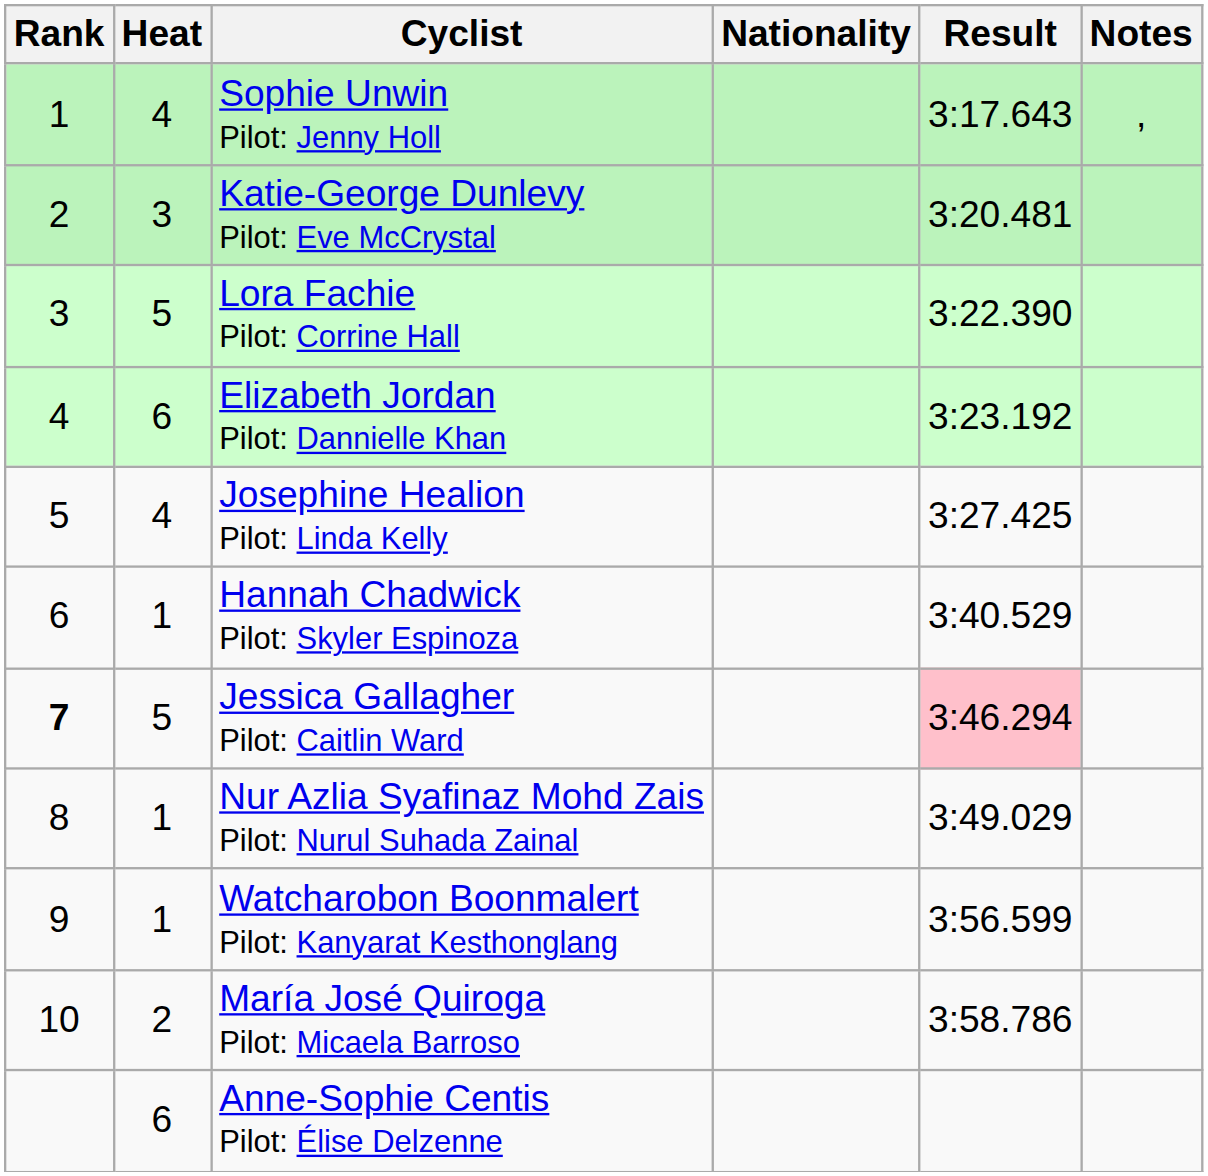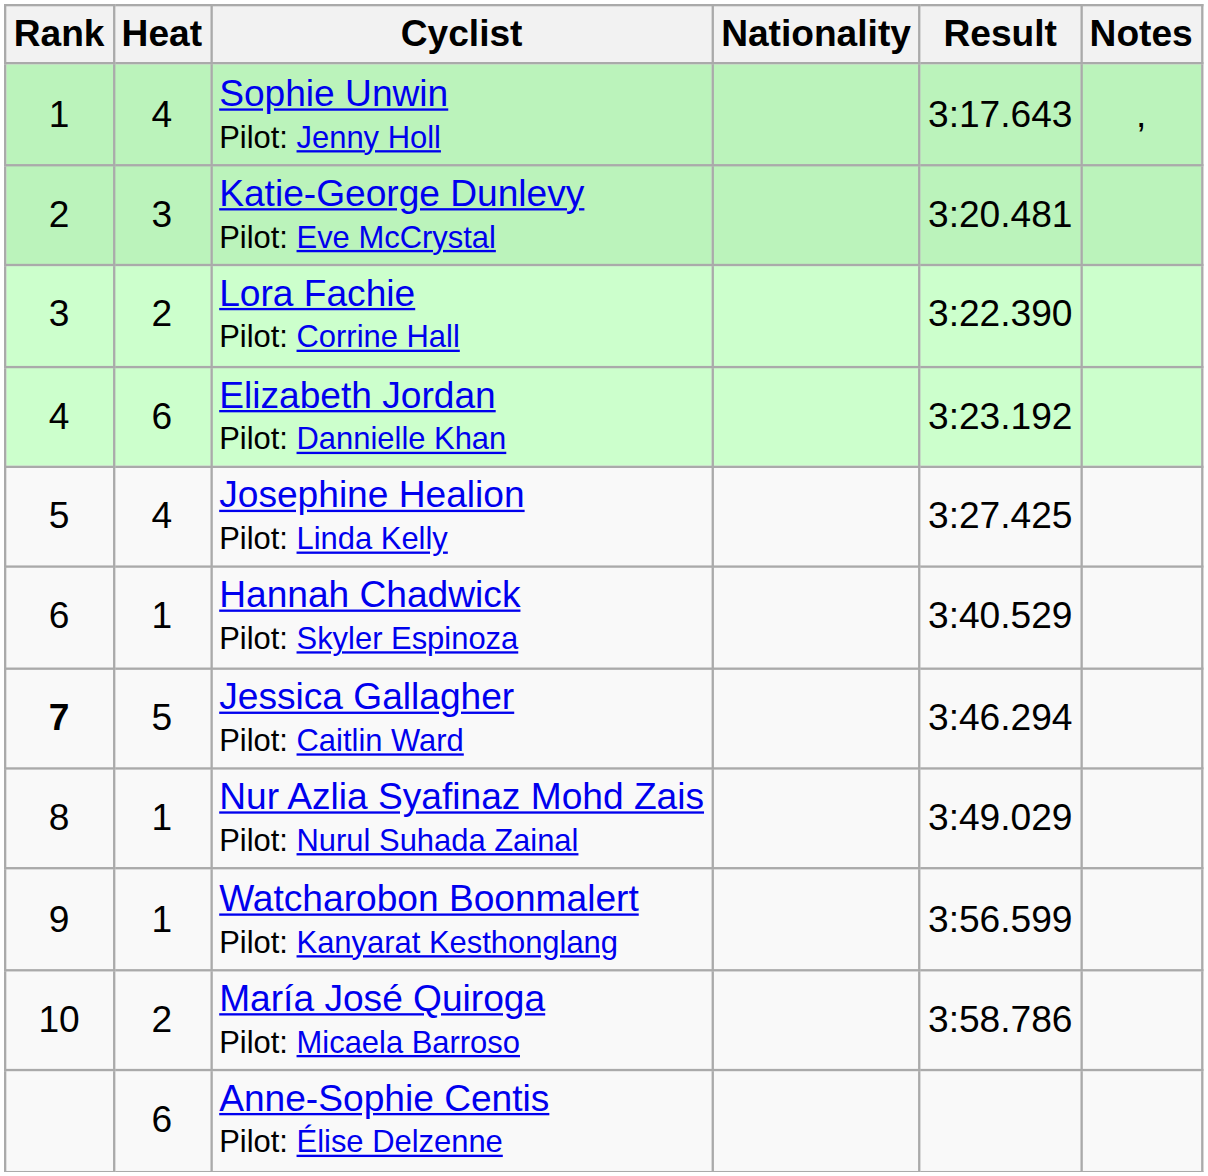(162, 314) 5 -> (162, 314) 2
(1000, 717) pink background -> (1000, 717) no background
